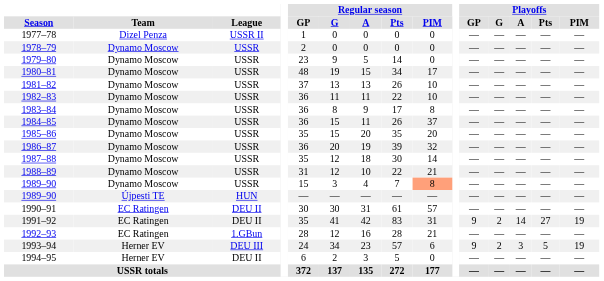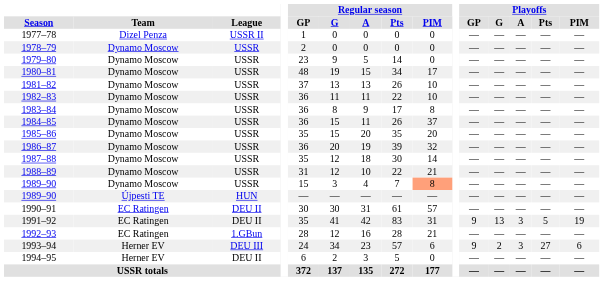(499, 221) 2 -> (499, 221) 13
(521, 221) 14 -> (521, 221) 3
(545, 221) 27 -> (545, 221) 5
(545, 245) 5 -> (545, 245) 27
(579, 245) 19 -> (579, 245) 6
